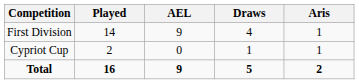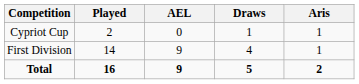rows swapped: (39, 32) <-> (39, 50)
